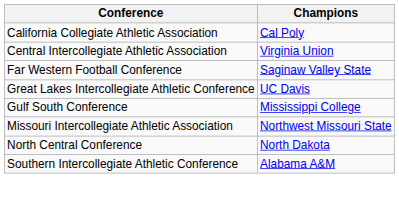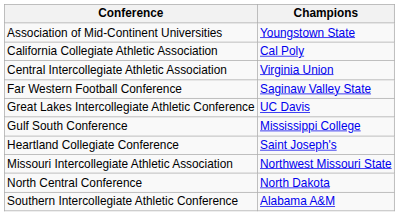+ row: (115, 32)
+ row: (93, 145)
